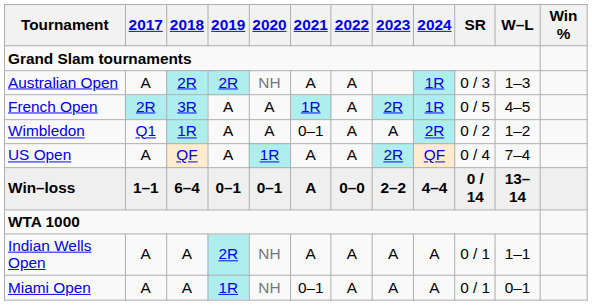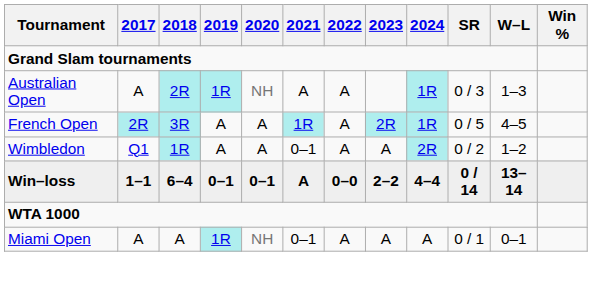(228, 82) 2R -> (221, 91) 1R
- row: (40, 155)
- row: (50, 254)
